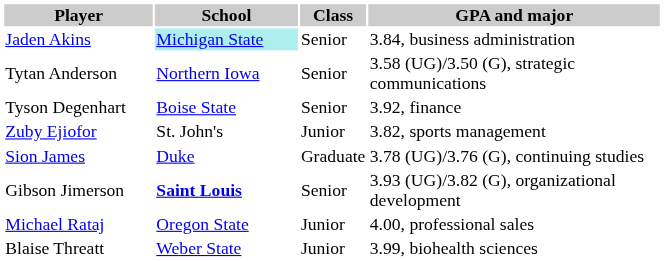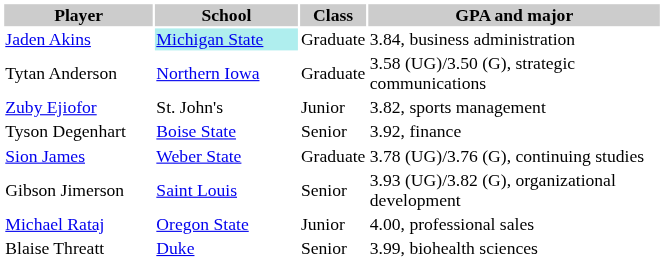(324, 39) Senior -> (333, 39) Graduate
(324, 73) Senior -> (333, 73) Graduate
rows swapped: (66, 107) <-> (51, 131)
(175, 155) Duke -> (199, 155) Weber State
(199, 190) bold -> (197, 190) normal
(199, 248) Weber State -> (175, 248) Duke
(323, 248) Junior -> (324, 248) Senior
